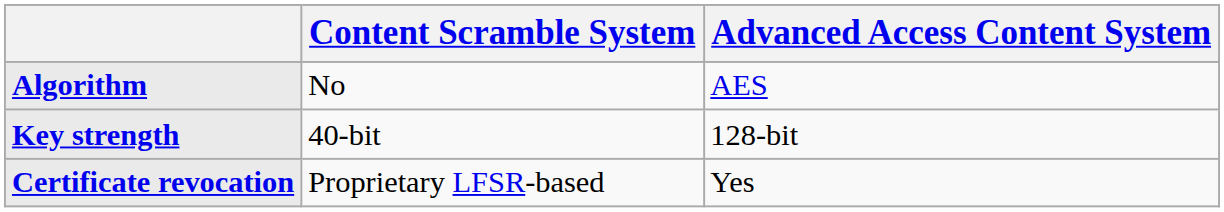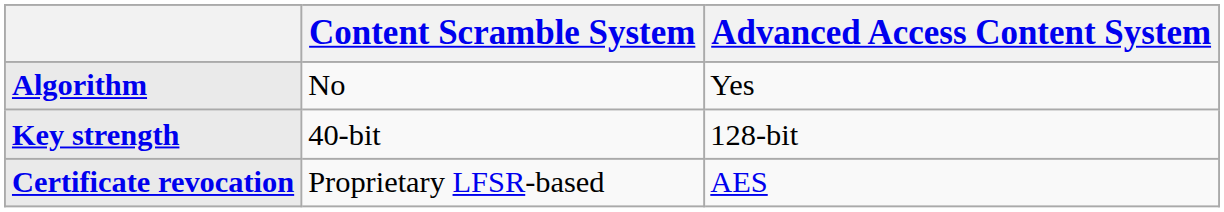(739, 85) AES -> (732, 85) Yes
(732, 182) Yes -> (739, 182) AES
